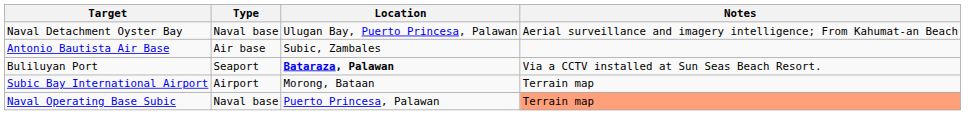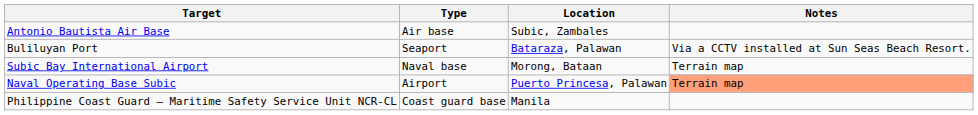- row: (95, 31)
(339, 66) bold -> (566, 48) normal
(236, 84) Airport -> (434, 66) Naval base
(246, 101) Naval base -> (425, 84) Airport
+ row: (202, 101)
